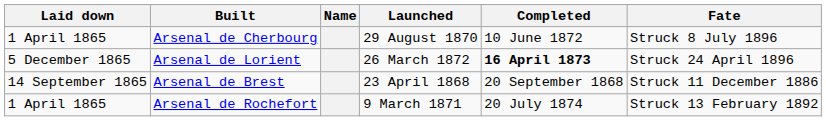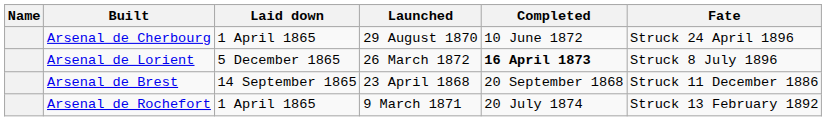columns swapped: (340, 16) <-> (77, 16)
(704, 38) Struck 8 July 1896 -> (712, 38) Struck 24 April 1896
(712, 60) Struck 24 April 1896 -> (704, 60) Struck 8 July 1896
